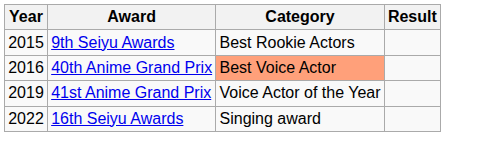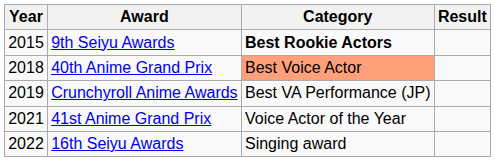(287, 42) normal -> (318, 42) bold
(26, 67) 2016 -> (26, 67) 2018
+ row: (144, 93)
(26, 93) 2019 -> (26, 118) 2021
